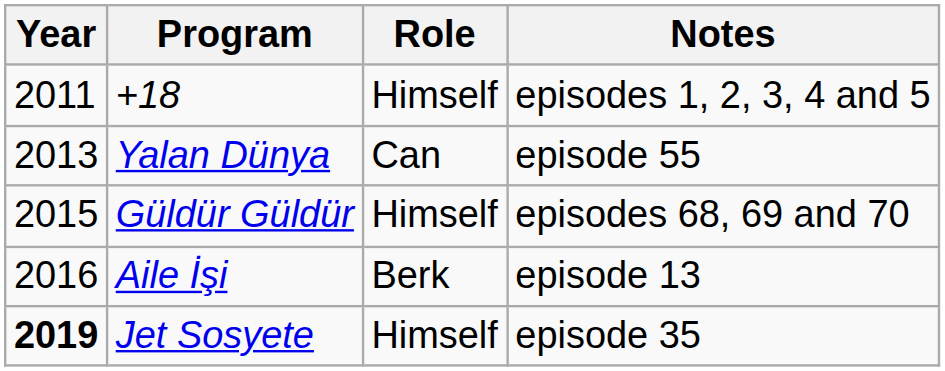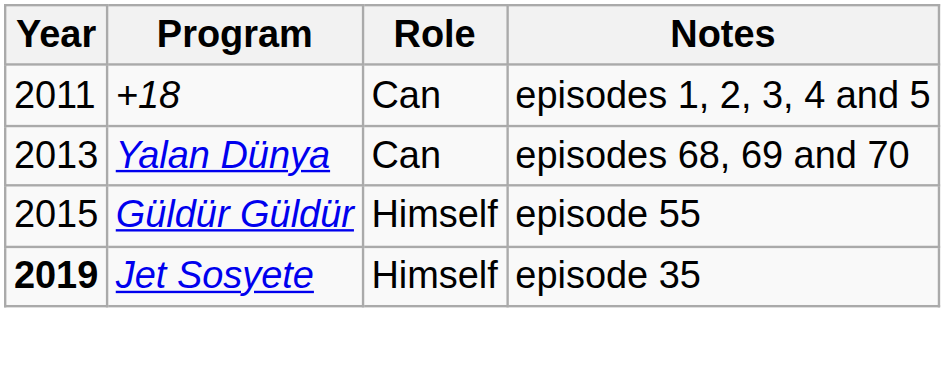(435, 94) Himself -> (406, 94) Can
(608, 154) episode 55 -> (712, 154) episodes 68, 69 and 70
(712, 214) episodes 68, 69 and 70 -> (608, 214) episode 55
- row: (172, 275)
